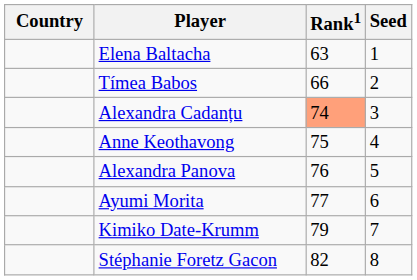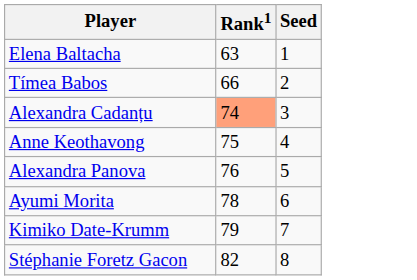- column: (49, 21)
(319, 200) 77 -> (230, 200) 78
